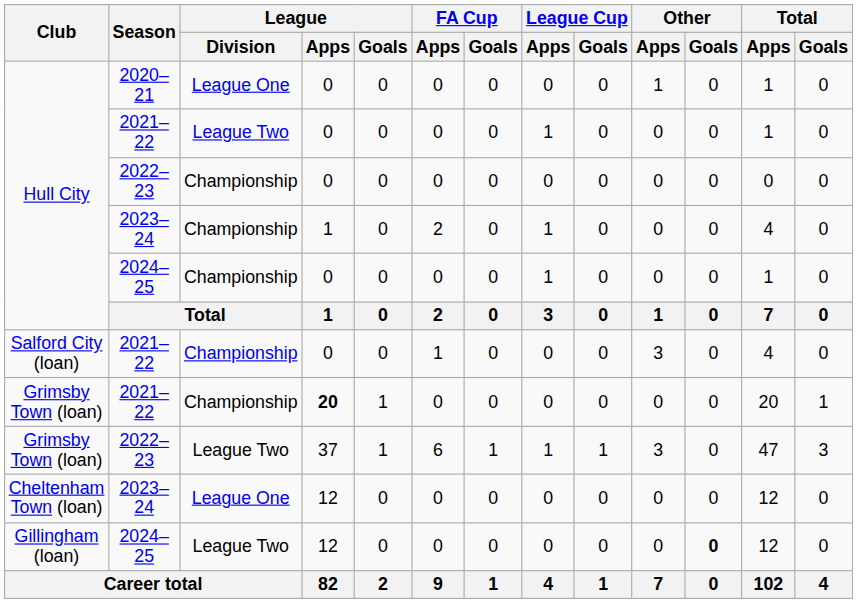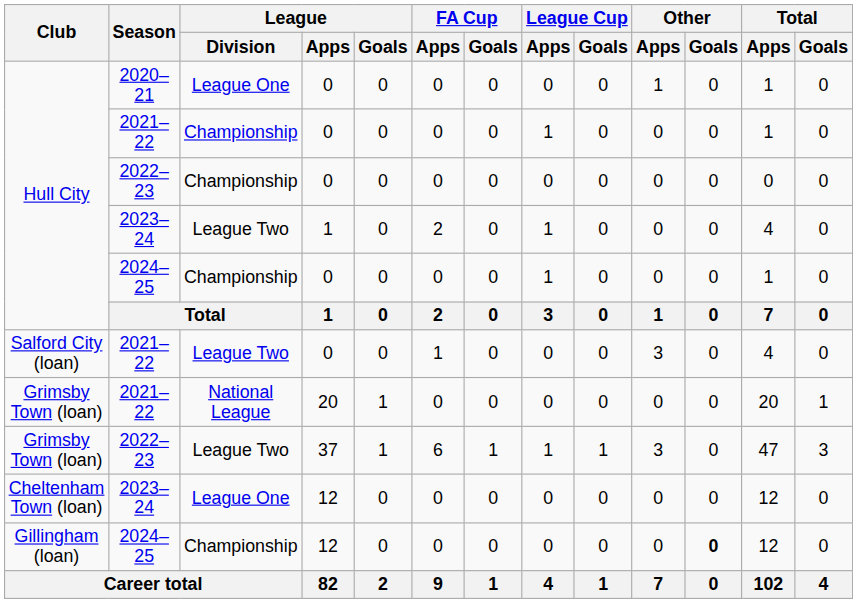(241, 133) League Two -> (241, 133) Championship
(241, 229) Championship -> (241, 229) League Two
(241, 353) Championship -> (241, 353) League Two
(241, 401) Championship -> (241, 401) National League
(328, 401) bold -> (328, 401) normal
(241, 546) League Two -> (241, 546) Championship
